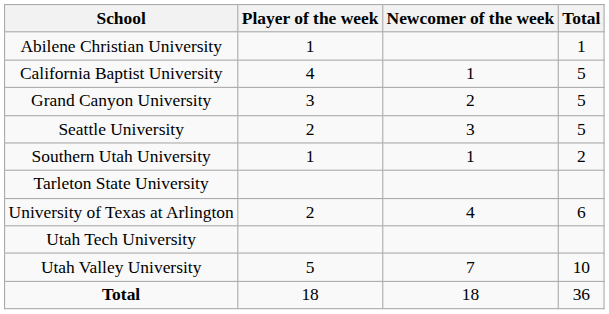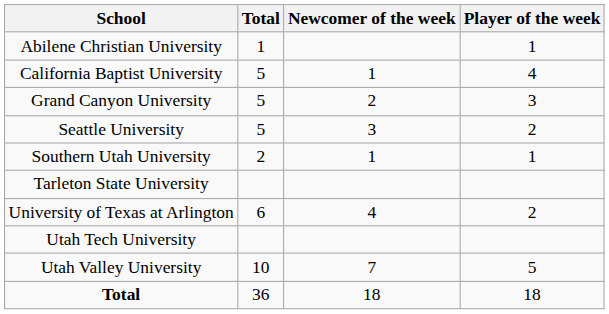columns swapped: (310, 18) <-> (581, 18)
